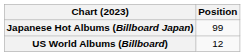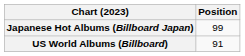(218, 43) 12 -> (218, 43) 91
